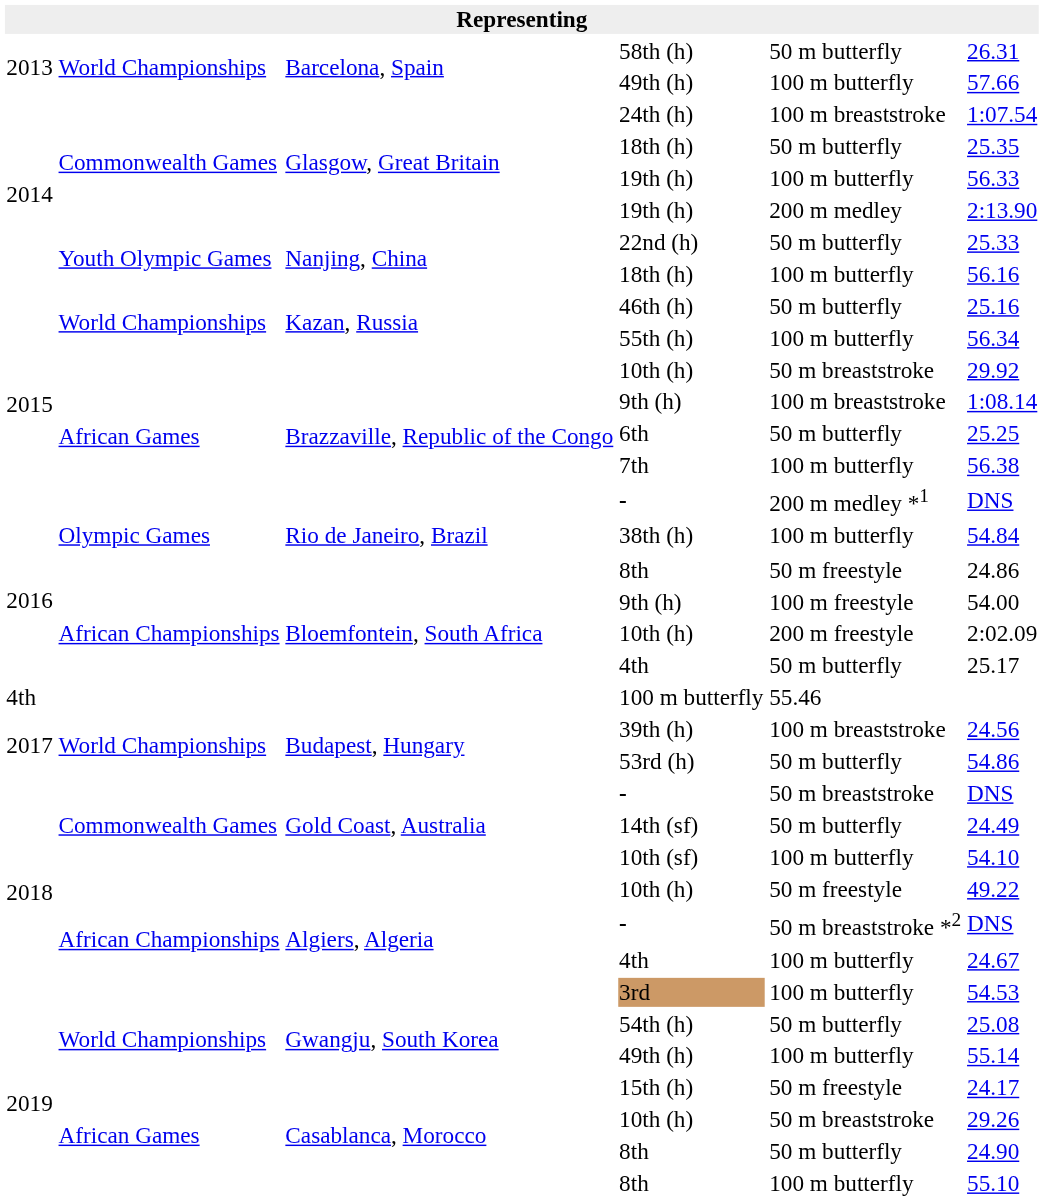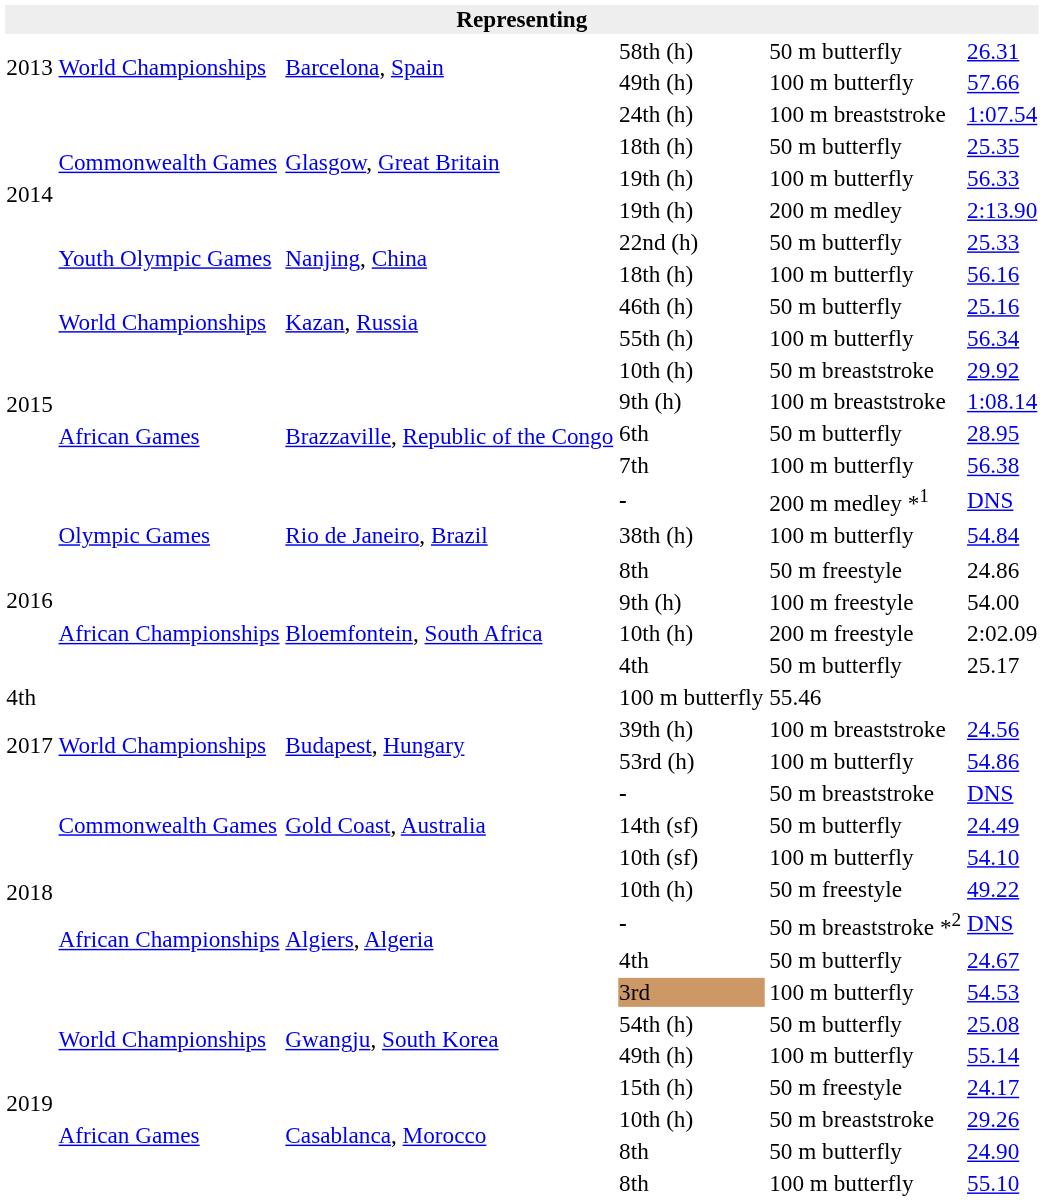(993, 433) 25.25 -> (993, 433) 28.95
(836, 762) 50 m butterfly -> (841, 762) 100 m butterfly
(841, 959) 100 m butterfly -> (836, 959) 50 m butterfly
